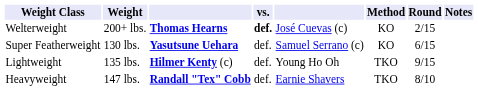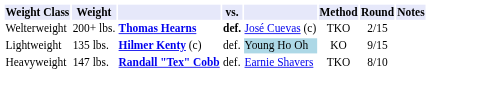(386, 29) KO -> (339, 29) TKO
- row: (53, 45)
(307, 62) no background -> (276, 45) lightblue background
(386, 62) TKO -> (339, 45) KO
